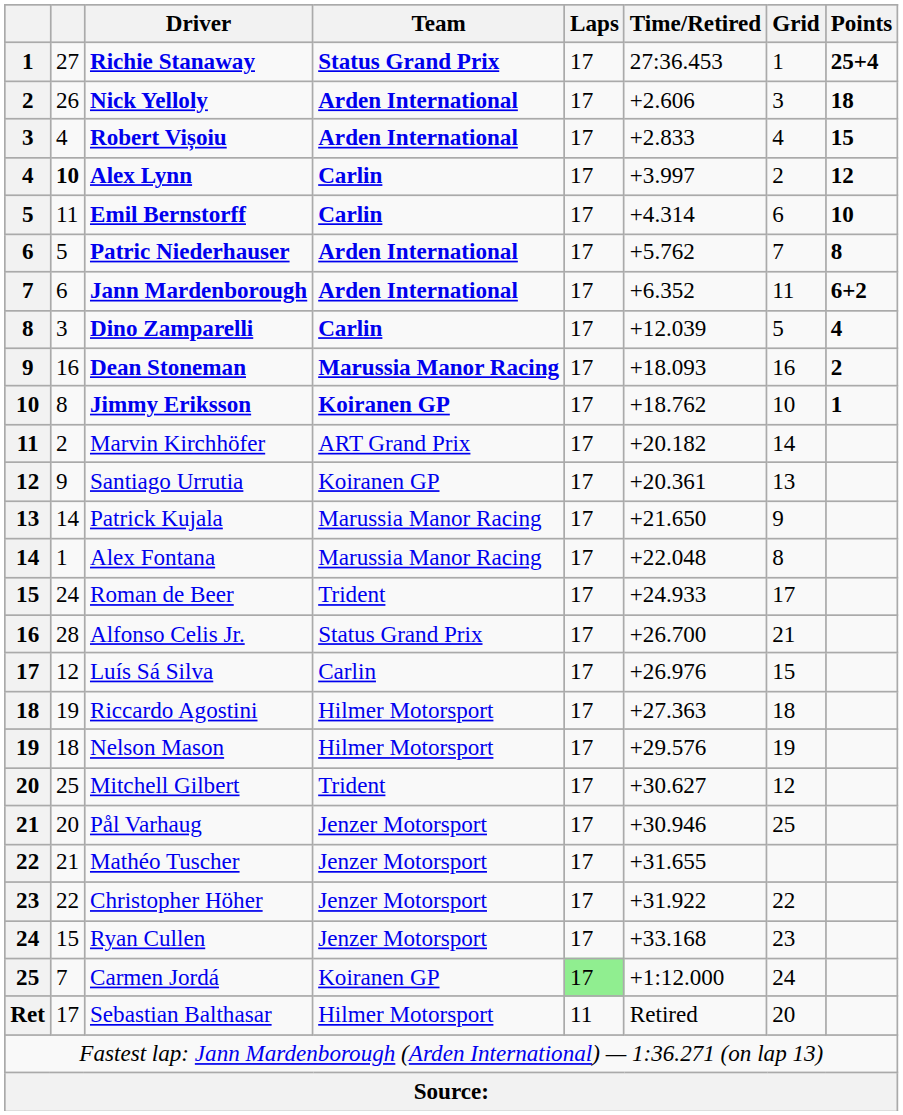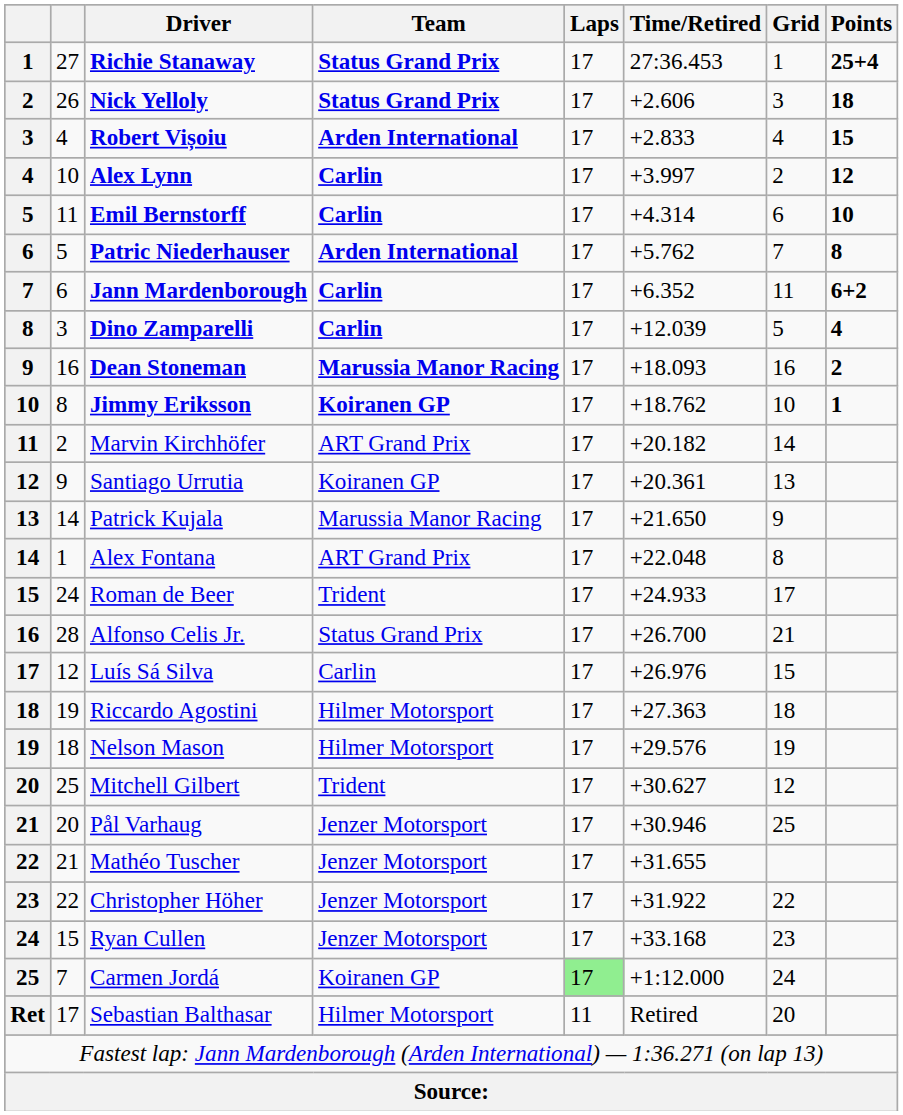(418, 99) Arden International -> (409, 99) Status Grand Prix
(67, 175) bold -> (67, 175) normal
(418, 290) Arden International -> (350, 290) Carlin
(430, 557) Marussia Manor Racing -> (394, 557) ART Grand Prix
